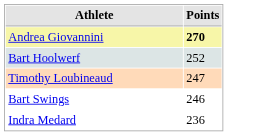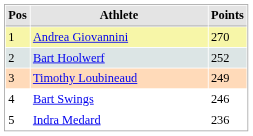+ column: (18, 15)
(196, 37) bold -> (220, 37) normal
(196, 78) 247 -> (220, 78) 249
